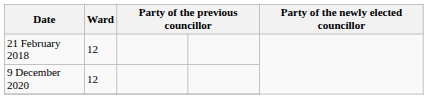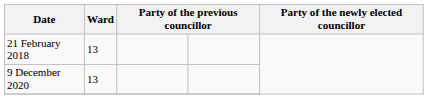(93, 49) 12 -> (93, 49) 13
(93, 79) 12 -> (93, 79) 13
